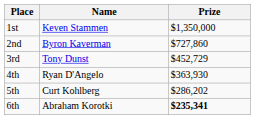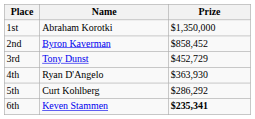(75, 28) Keven Stammen -> (77, 28) Abraham Korotki
(189, 43) $727,860 -> (189, 43) $858,452
(189, 91) $286,202 -> (189, 91) $286,292
(77, 106) Abraham Korotki -> (75, 106) Keven Stammen
